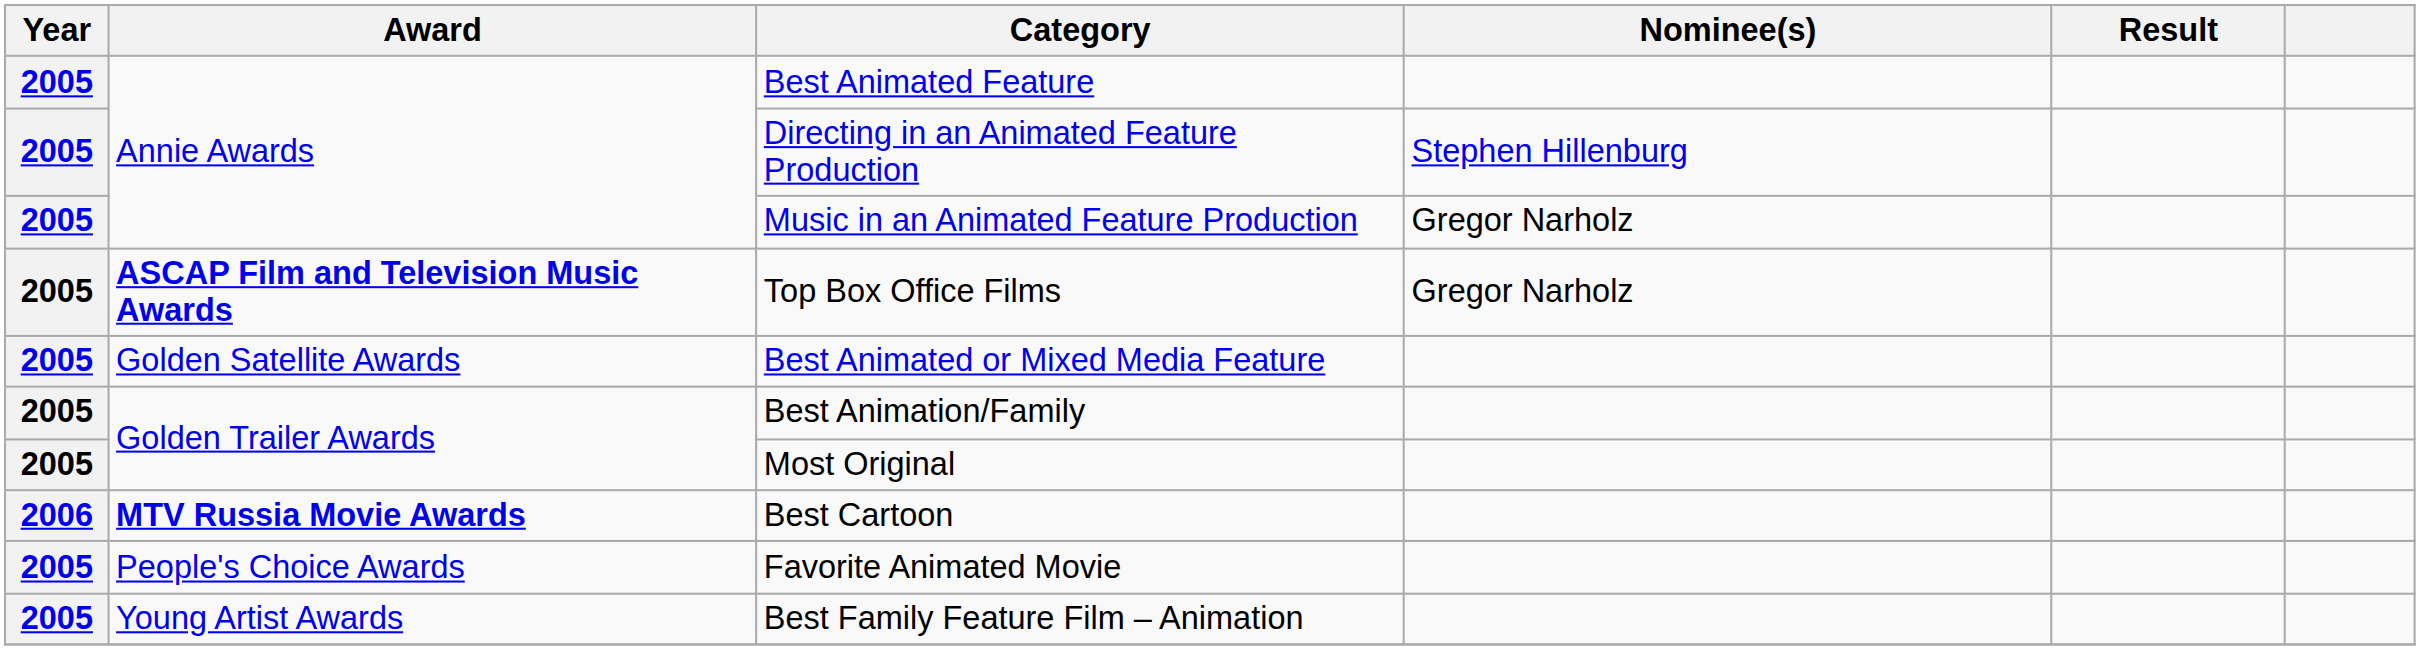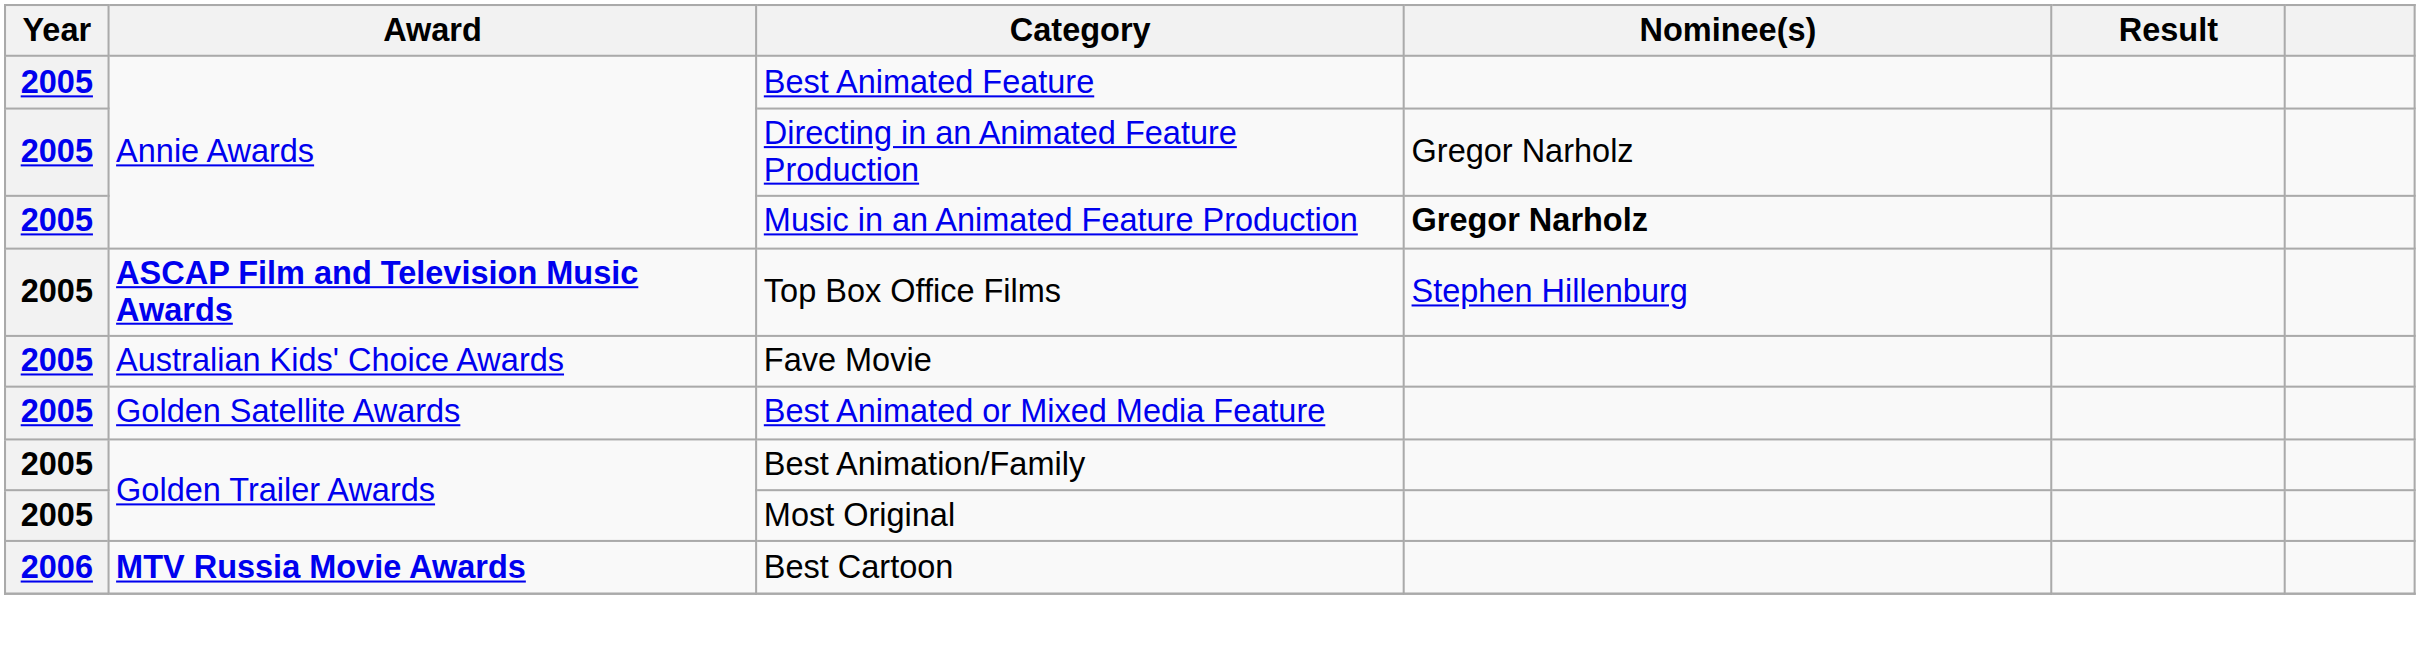(1550, 151) Stephen Hillenburg -> (1523, 151) Gregor Narholz
(1523, 221) normal -> (1530, 221) bold
(1523, 291) Gregor Narholz -> (1550, 291) Stephen Hillenburg
+ row: (848, 360)
- row: (943, 566)
- row: (1034, 618)
